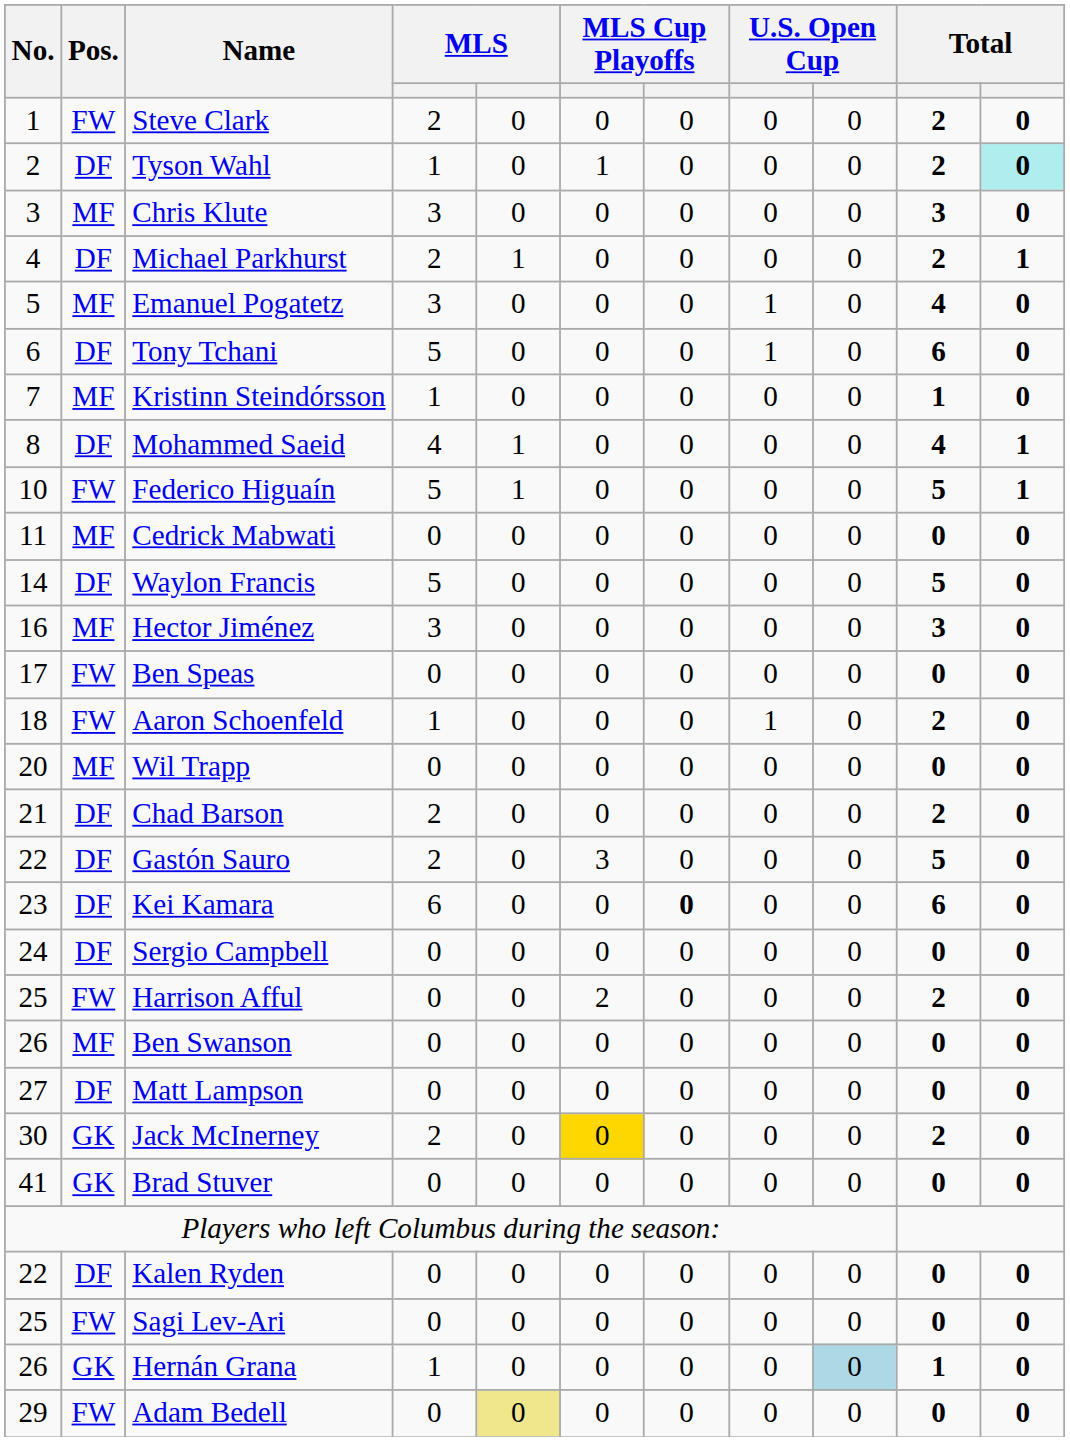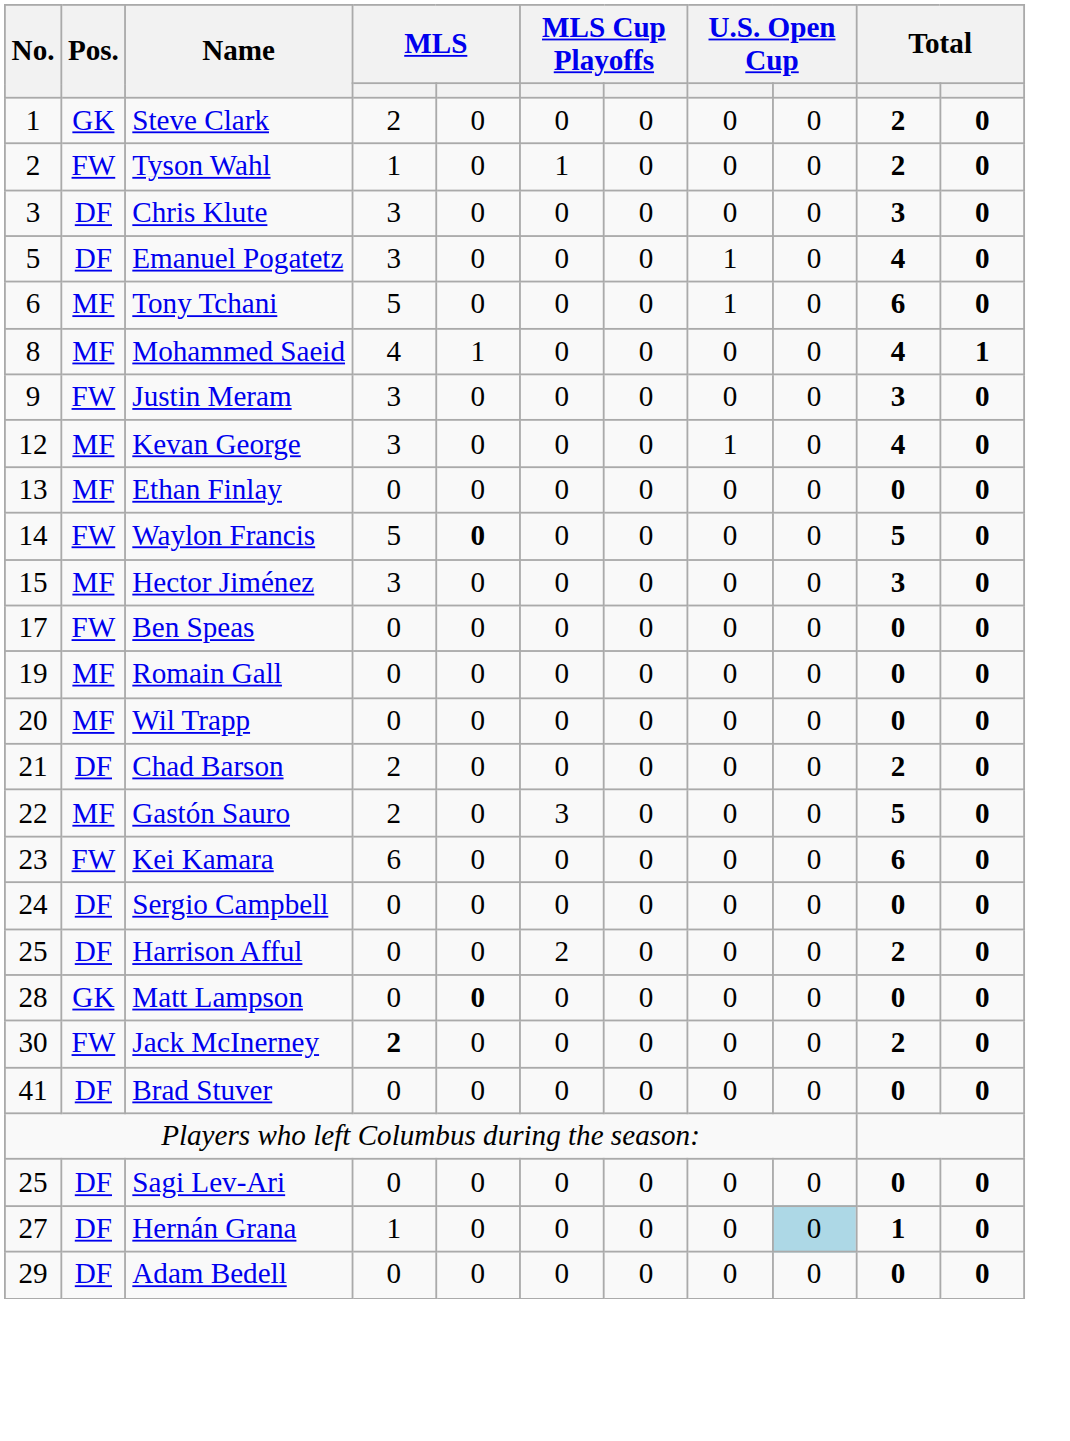(93, 119) FW -> (93, 119) GK
(93, 166) DF -> (93, 166) FW
(1023, 166) paleturquoise background -> (982, 166) no background
(93, 212) MF -> (93, 212) DF
- row: (239, 258)
(93, 304) MF -> (93, 258) DF
(93, 350) DF -> (93, 304) MF
- row: (259, 397)
(93, 443) DF -> (93, 350) MF
+ row: (212, 397)
- row: (234, 489)
- row: (234, 535)
+ row: (217, 443)
+ row: (207, 489)
(93, 581) DF -> (93, 535) FW
(518, 581) normal -> (478, 535) bold
(33, 627) 16 -> (33, 581) 15
- row: (238, 720)
+ row: (207, 674)
(93, 858) DF -> (93, 812) MF
(93, 905) DF -> (93, 858) FW
(686, 905) bold -> (646, 858) normal
(93, 997) FW -> (93, 951) DF
- row: (212, 1043)
(33, 1089) 27 -> (33, 997) 28
(93, 1089) DF -> (93, 997) GK
(518, 1089) normal -> (478, 997) bold
(93, 1135) GK -> (93, 1043) FW
(434, 1135) normal -> (394, 1043) bold
(602, 1135) gold background -> (562, 1043) no background
(93, 1182) GK -> (93, 1089) DF
- row: (208, 1274)
(93, 1320) FW -> (93, 1182) DF
(33, 1366) 26 -> (33, 1228) 27
(93, 1366) GK -> (93, 1228) DF
(93, 1413) FW -> (93, 1274) DF
(518, 1413) khaki background -> (478, 1274) no background
